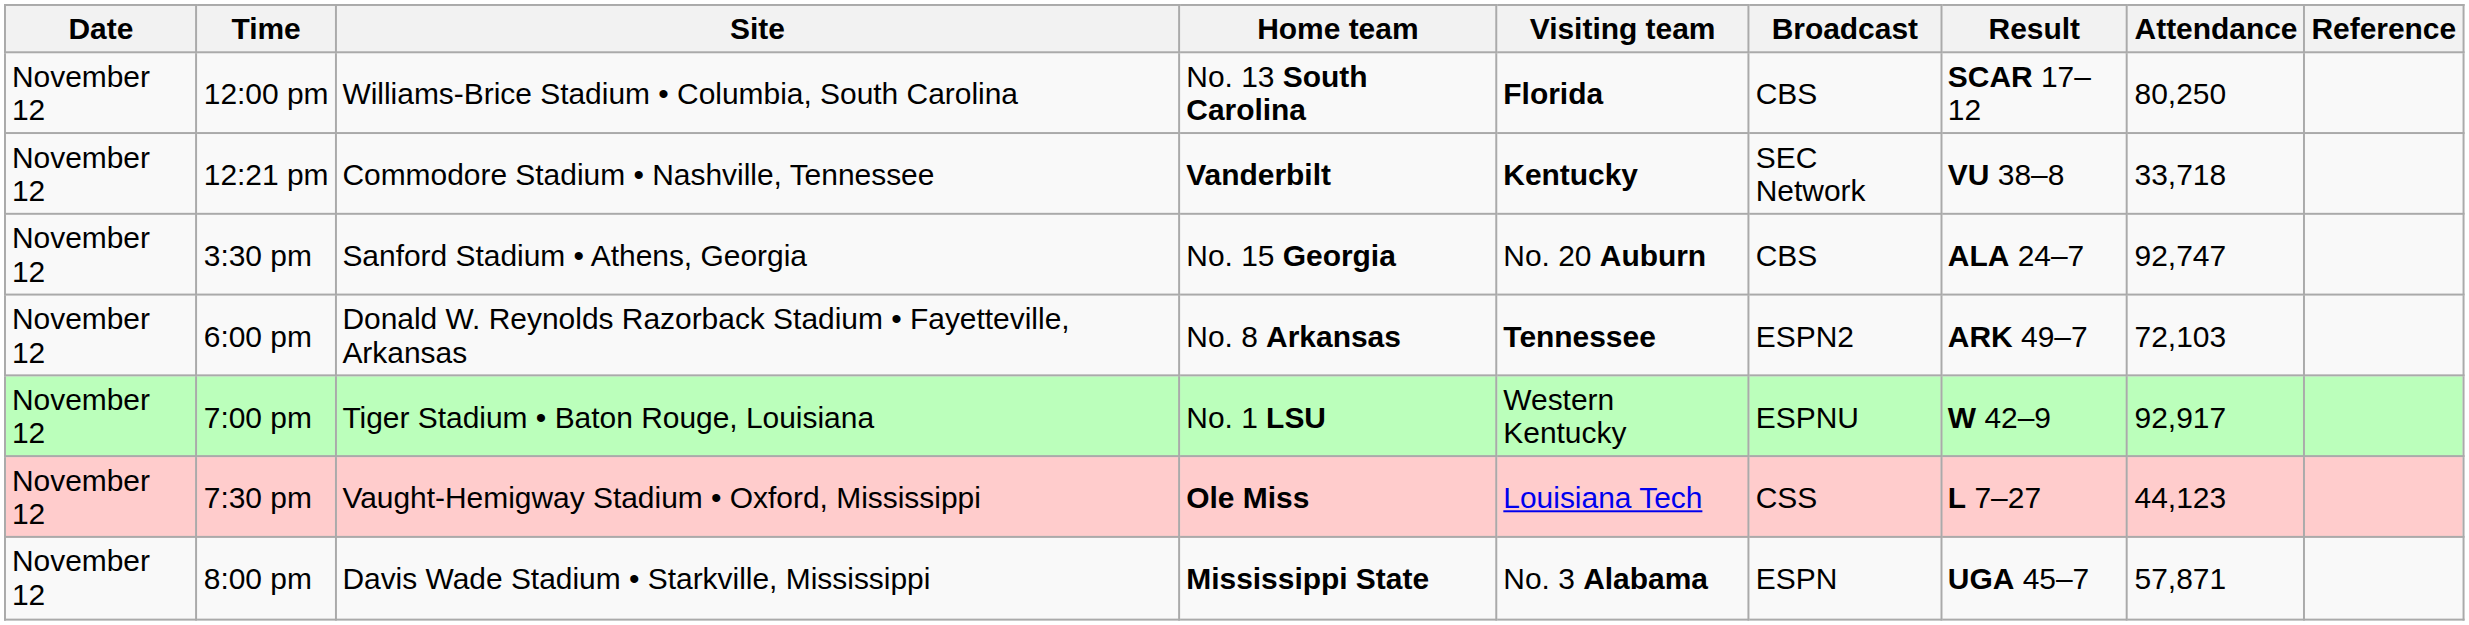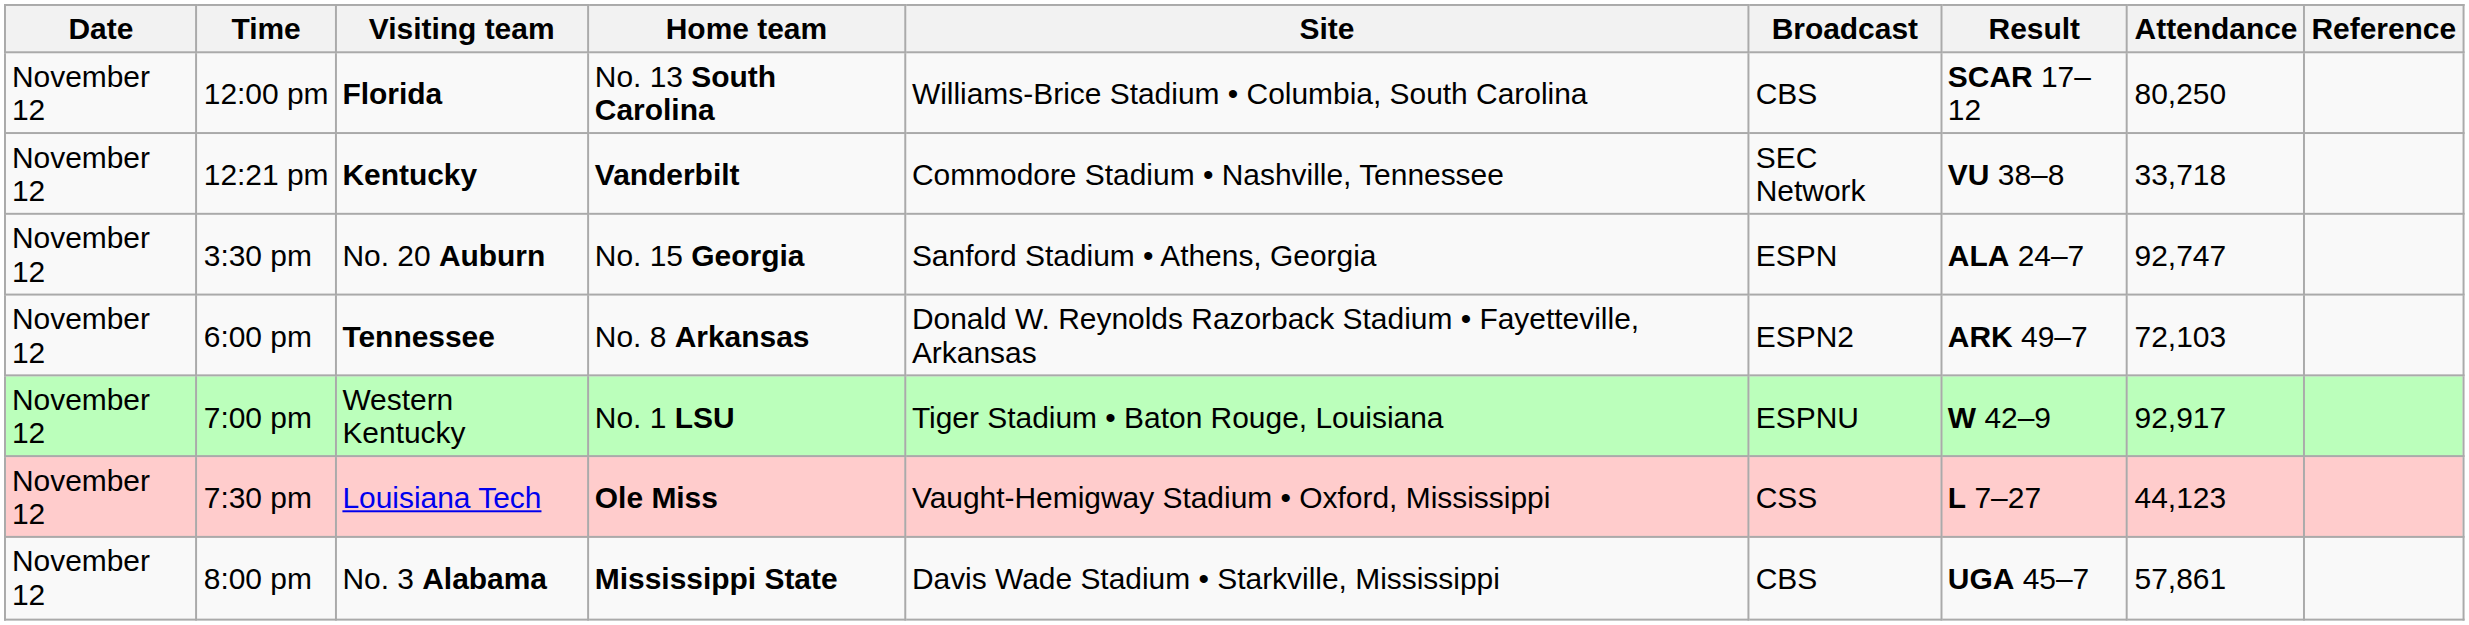columns swapped: (1623, 29) <-> (757, 29)
(1787, 255) CBS -> (1796, 255) ESPN
(1796, 578) ESPN -> (1787, 578) CBS
(2180, 578) 57,871 -> (2180, 578) 57,861
